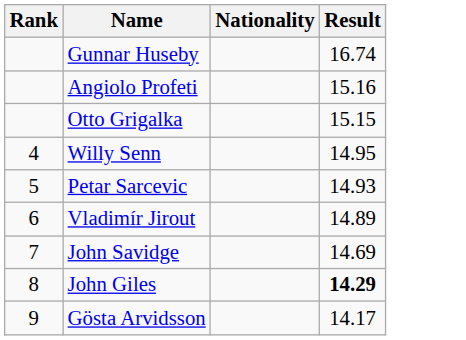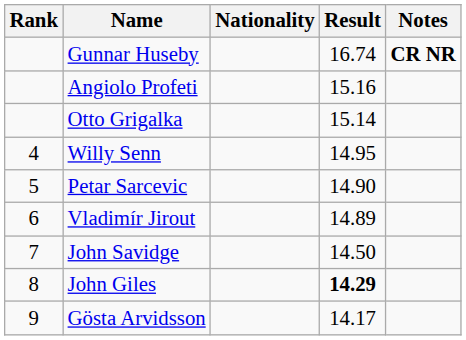+ column: (423, 20)
(353, 119) 15.15 -> (353, 119) 15.14
(353, 185) 14.93 -> (353, 185) 14.90
(353, 251) 14.69 -> (353, 251) 14.50
